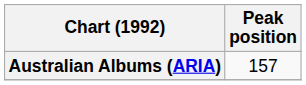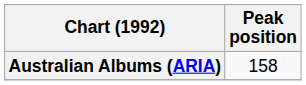(263, 65) 157 -> (263, 65) 158
